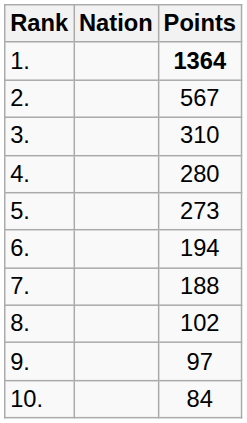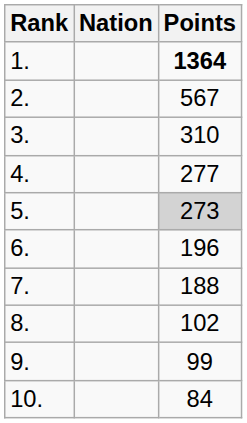(200, 173) 280 -> (200, 173) 277
(200, 211) no background -> (200, 211) lightgrey background
(200, 248) 194 -> (200, 248) 196
(200, 361) 97 -> (200, 361) 99
